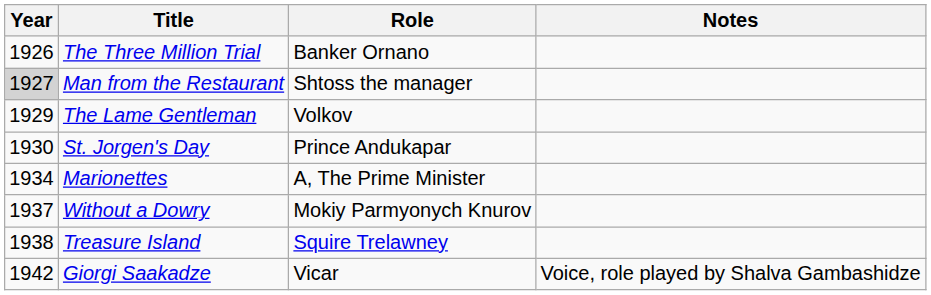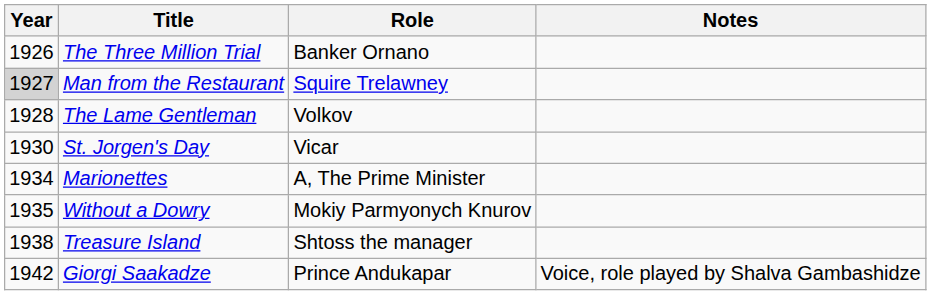(383, 83) Shtoss the manager -> (371, 83) Squire Trelawney
(31, 115) 1929 -> (31, 115) 1928
(372, 147) Prince Andukapar -> (316, 147) Vicar
(31, 210) 1937 -> (31, 210) 1935
(371, 242) Squire Trelawney -> (383, 242) Shtoss the manager
(316, 274) Vicar -> (372, 274) Prince Andukapar
